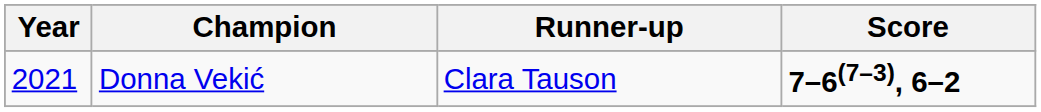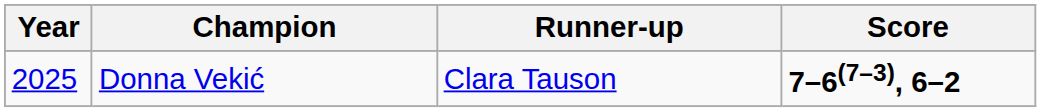(44, 78) 2021 -> (44, 78) 2025
